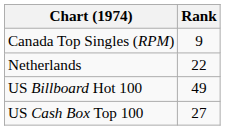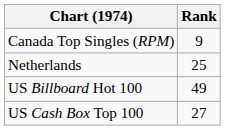(199, 64) 22 -> (199, 64) 25
